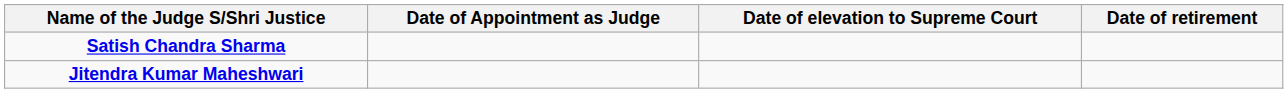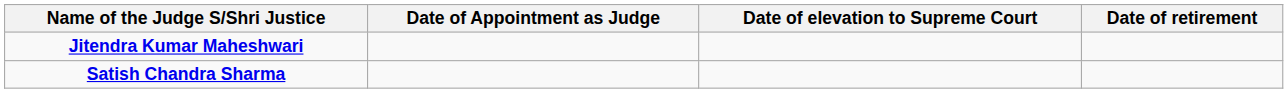rows swapped: (186, 74) <-> (186, 46)
